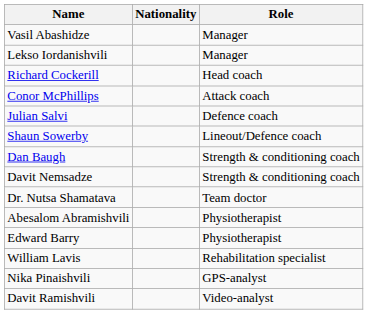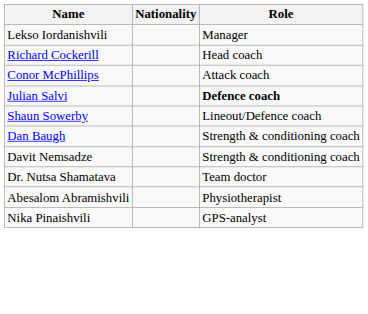- row: (48, 34)
(240, 116) normal -> (241, 95) bold
- row: (43, 237)
- row: (44, 258)
- row: (51, 298)
